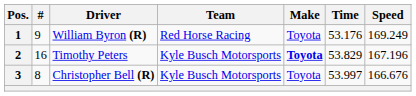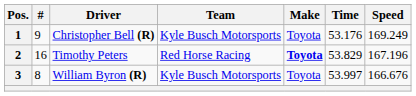(99, 35) William Byron (R) -> (103, 35) Christopher Bell (R)
(205, 35) Red Horse Racing -> (221, 35) Kyle Busch Motorsports
(221, 55) Kyle Busch Motorsports -> (205, 55) Red Horse Racing
(103, 75) Christopher Bell (R) -> (99, 75) William Byron (R)
